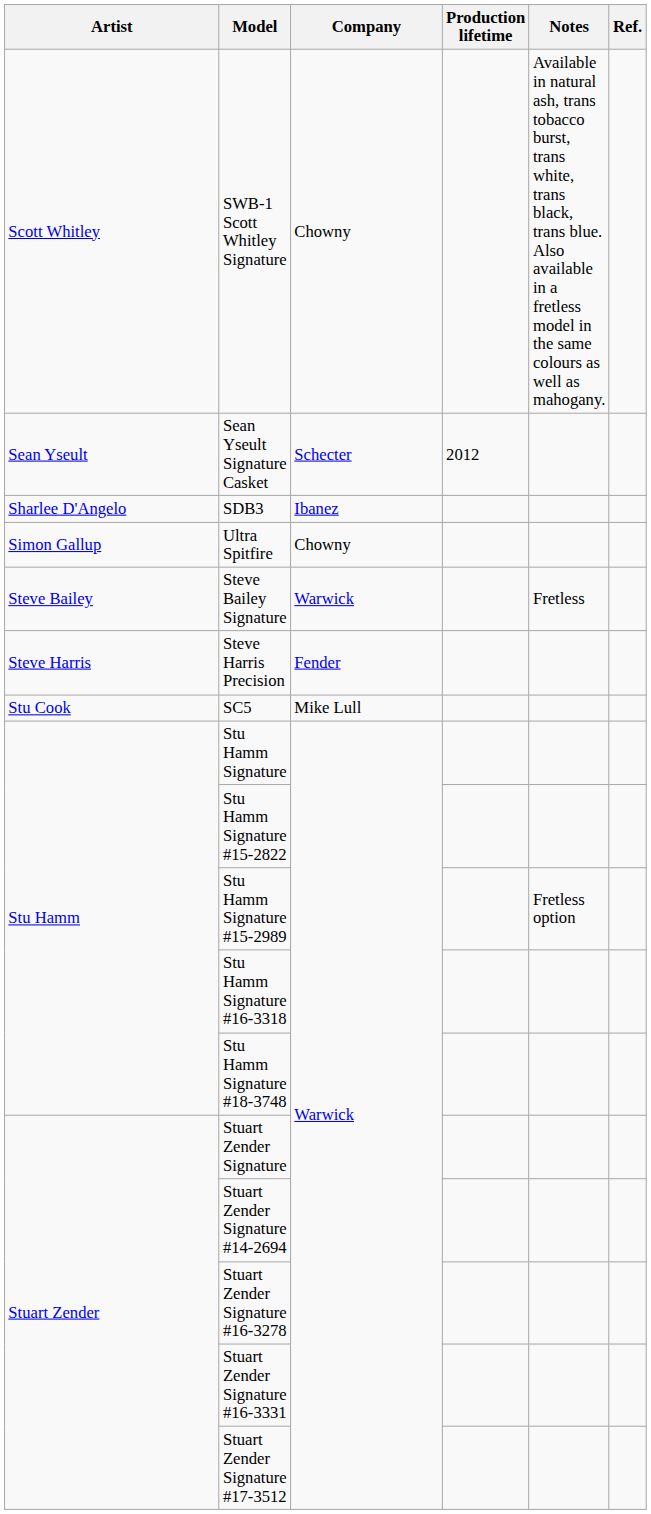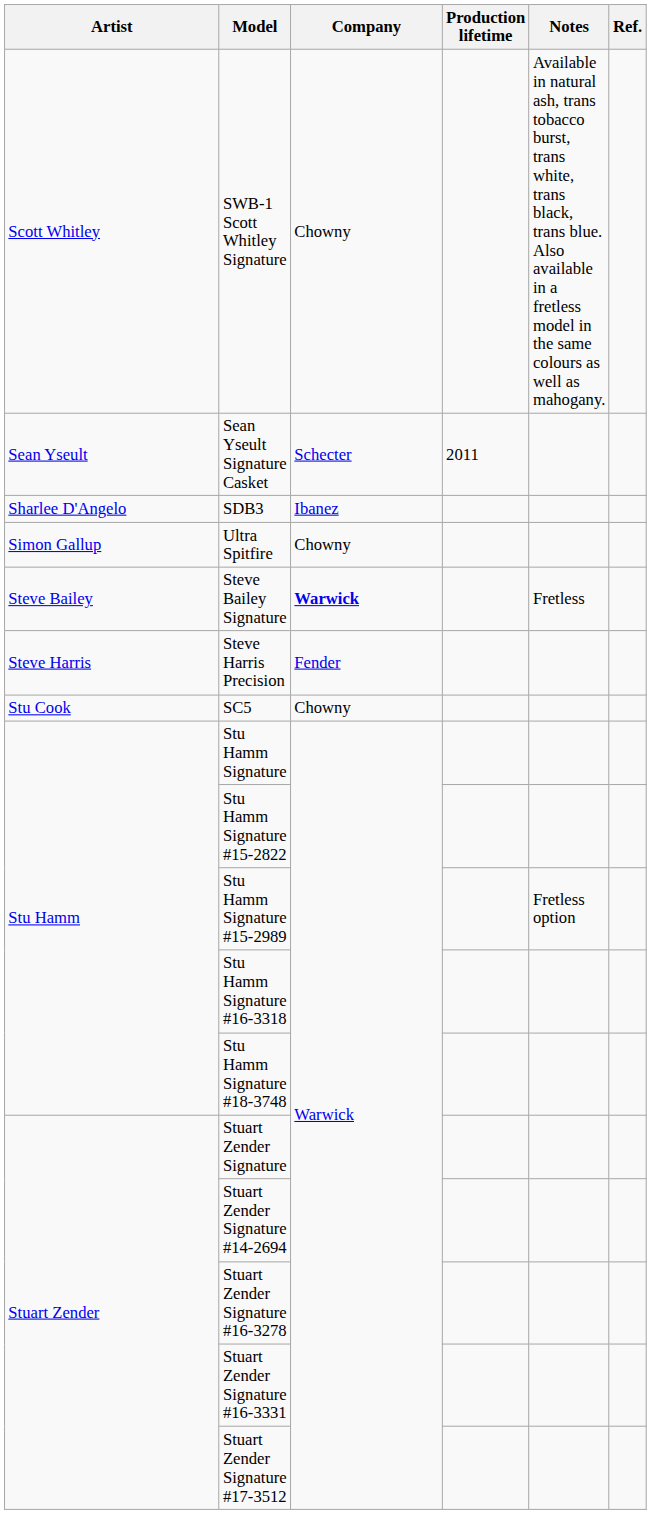(463, 454) 2012 -> (462, 454) 2011
(324, 598) normal -> (327, 598) bold
(328, 707) Mike Lull -> (323, 707) Chowny
